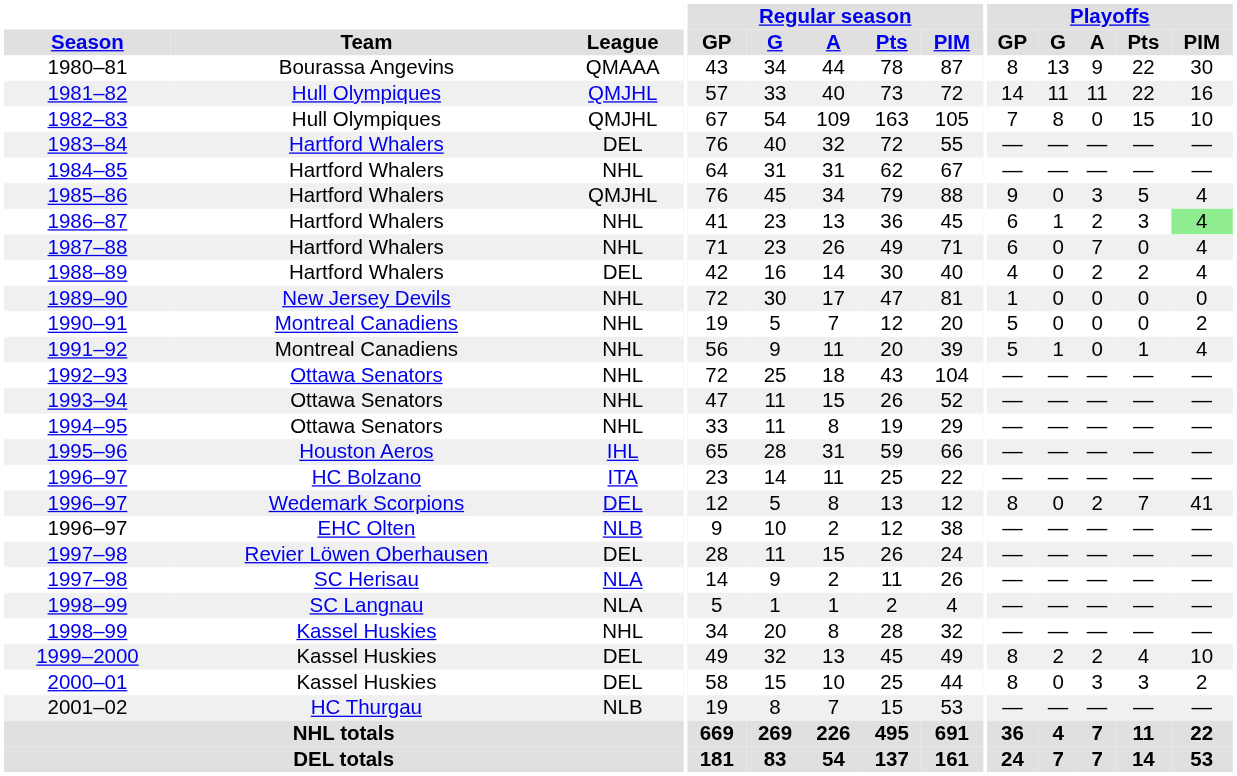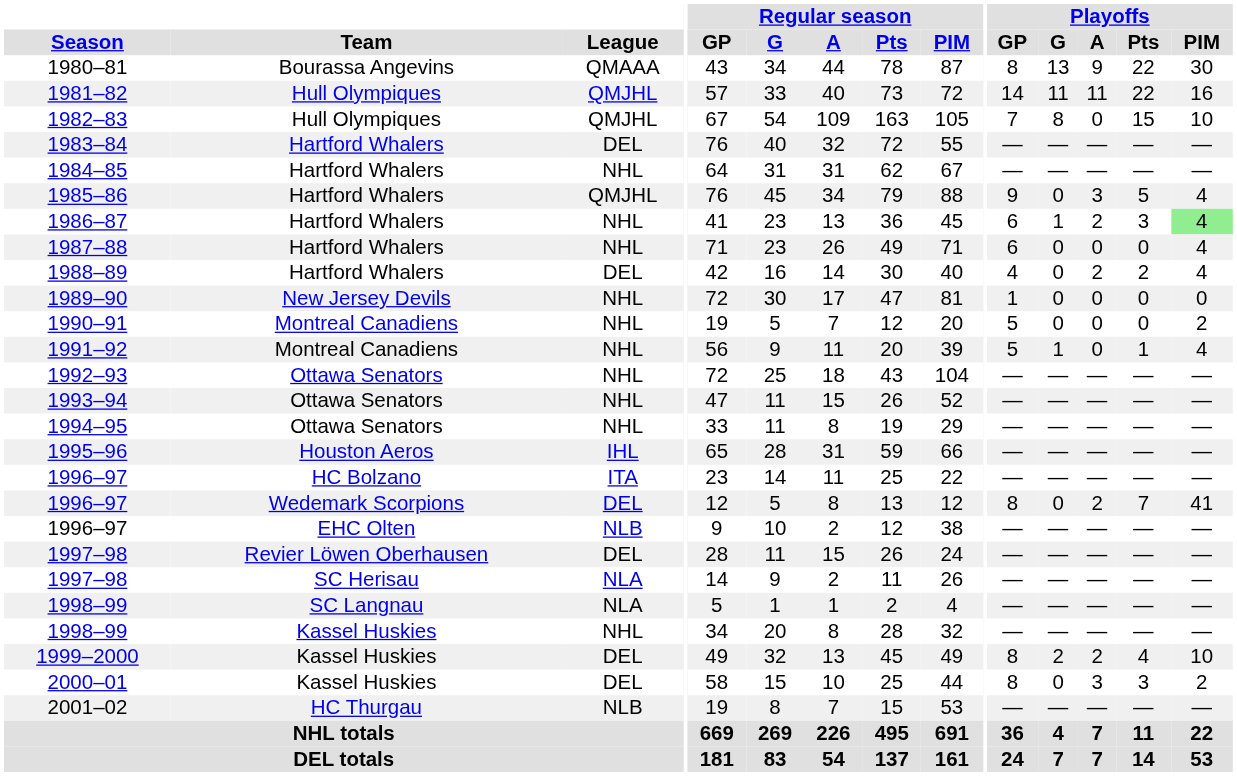(1097, 247) 7 -> (1097, 247) 0
